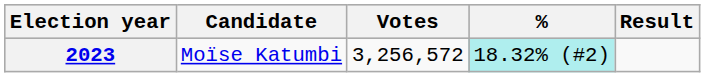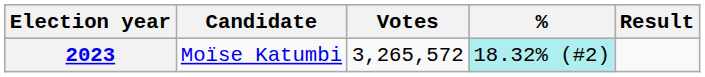(408, 55) 3,256,572 -> (408, 55) 3,265,572
